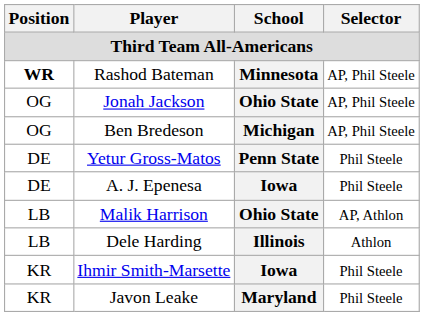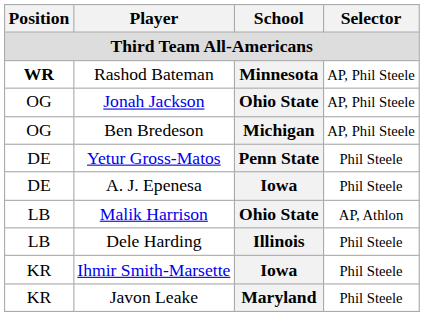(371, 242) Athlon -> (371, 242) Phil Steele
